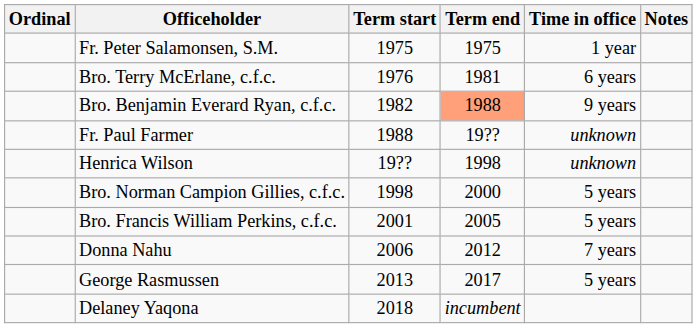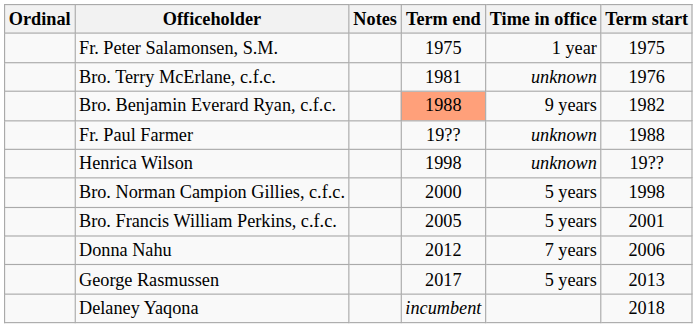columns swapped: (395, 18) <-> (666, 18)
(610, 76) 6 years -> (564, 76) unknown
